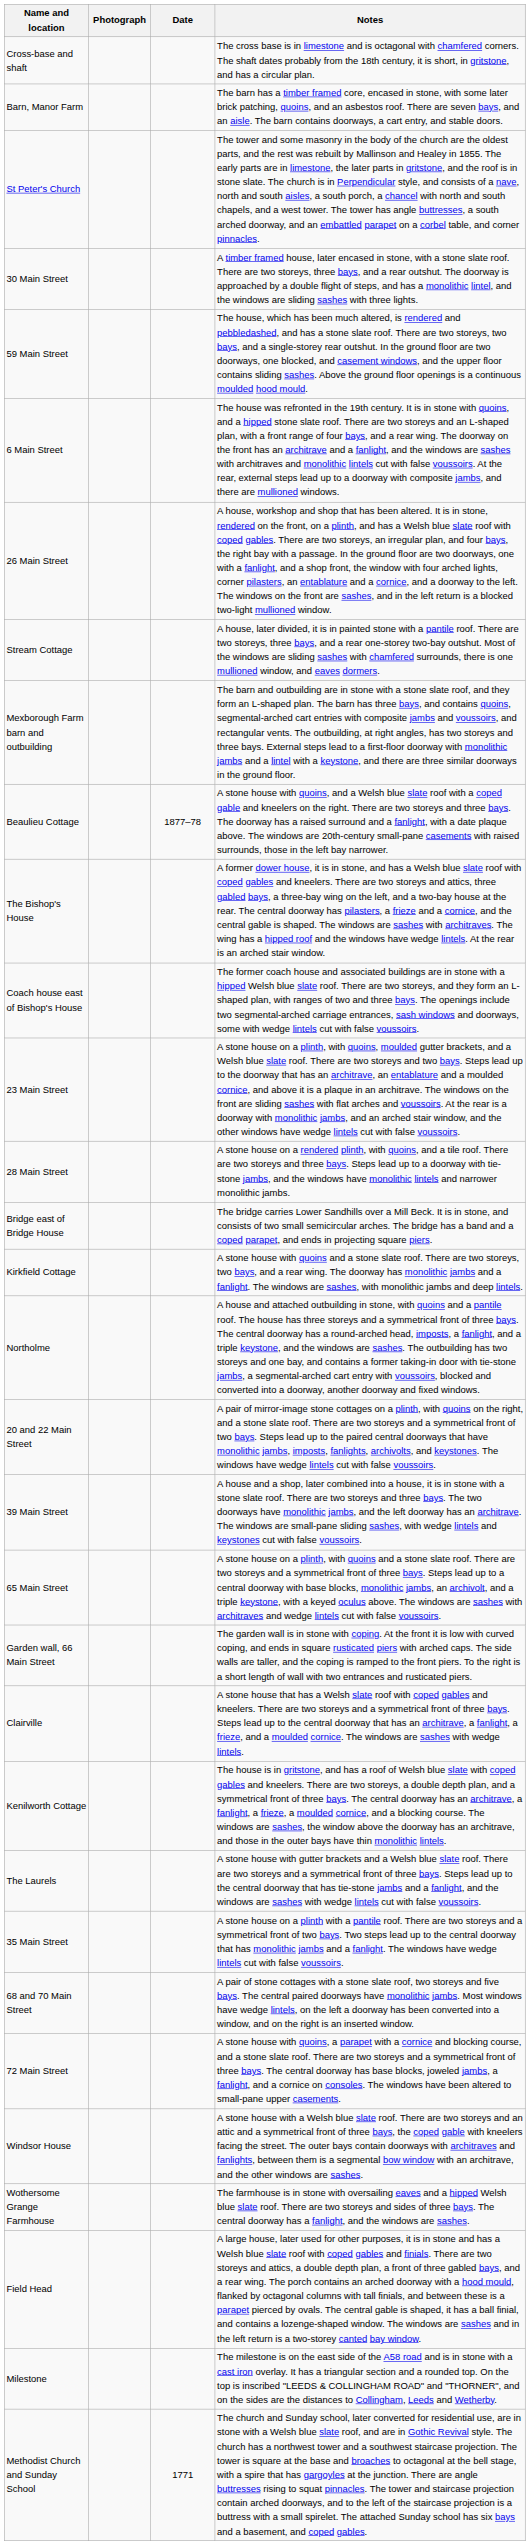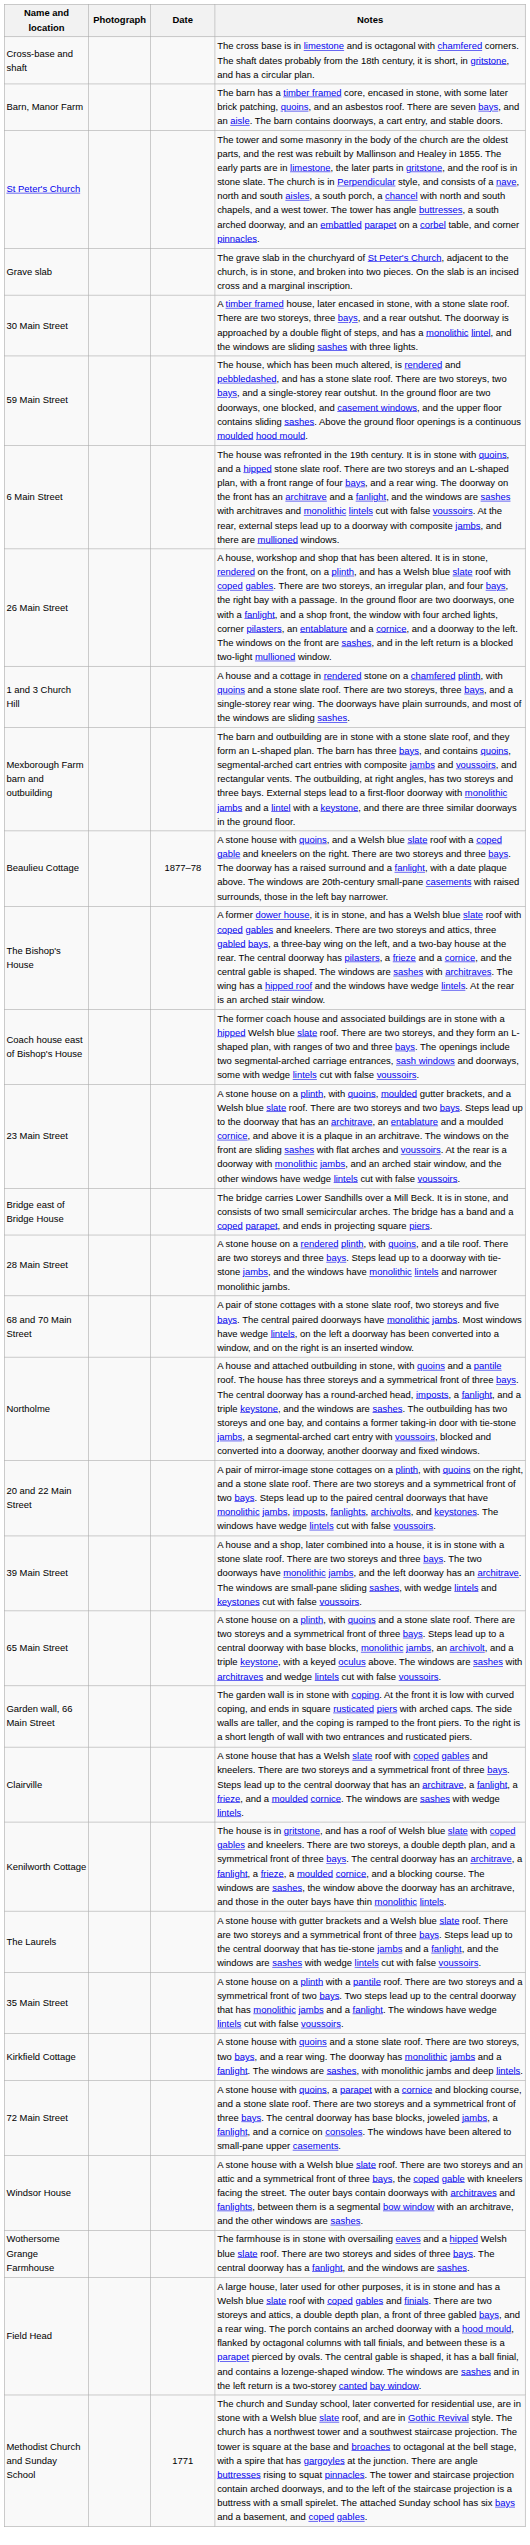+ row: (29, 271)
- row: (40, 650)
+ row: (39, 697)
rows swapped: (37, 1172) <-> (36, 1225)
rows swapped: (41, 1272) <-> (39, 2003)
- row: (27, 2378)
